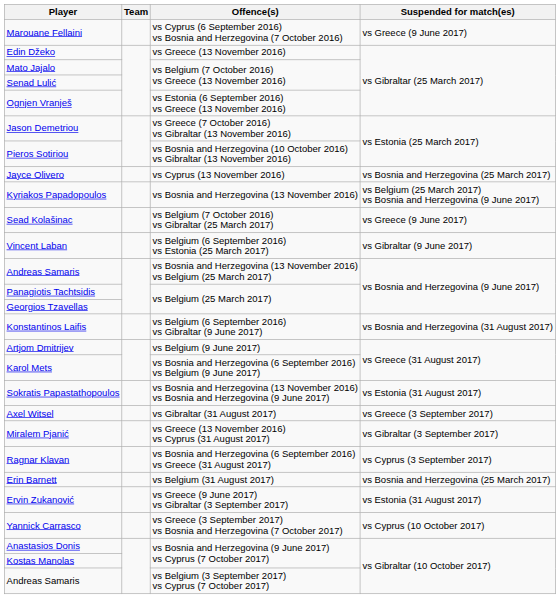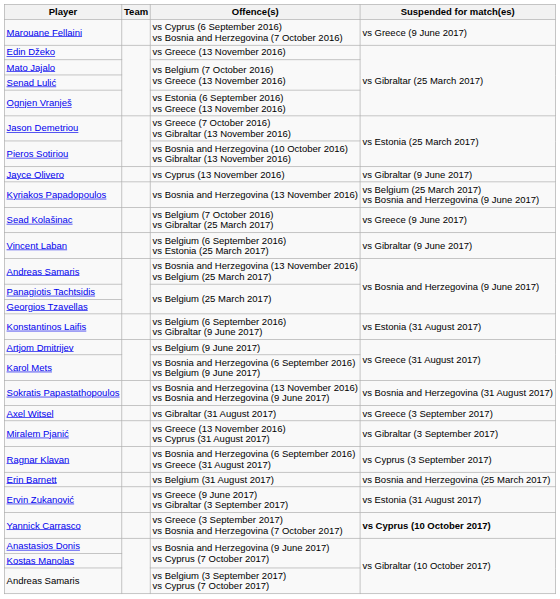(456, 175) vs Bosnia and Herzegovina (25 March 2017) -> (417, 175) vs Gibraltar (9 June 2017)
(458, 327) vs Bosnia and Herzegovina (31 August 2017) -> (422, 327) vs Estonia (31 August 2017)
(422, 393) vs Estonia (31 August 2017) -> (458, 393) vs Bosnia and Herzegovina (31 August 2017)
(423, 526) normal -> (427, 526) bold
